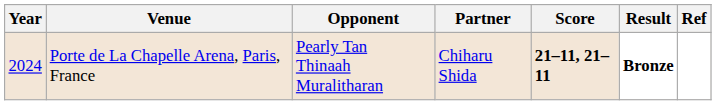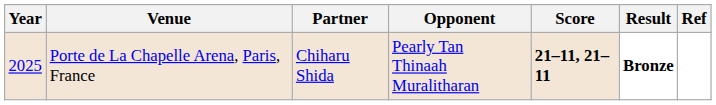columns swapped: (483, 18) <-> (363, 18)
(25, 65) 2024 -> (25, 65) 2025
